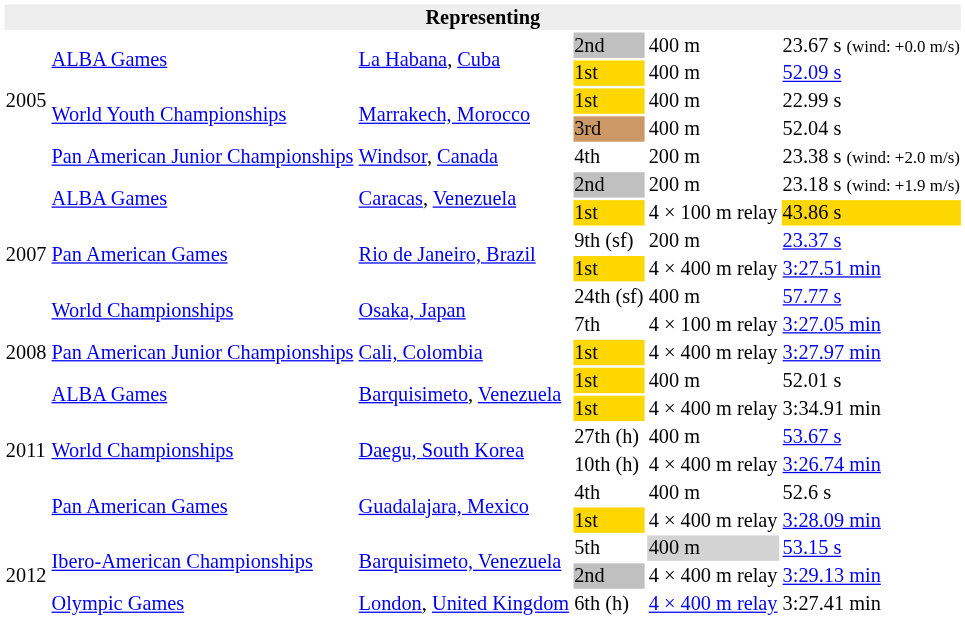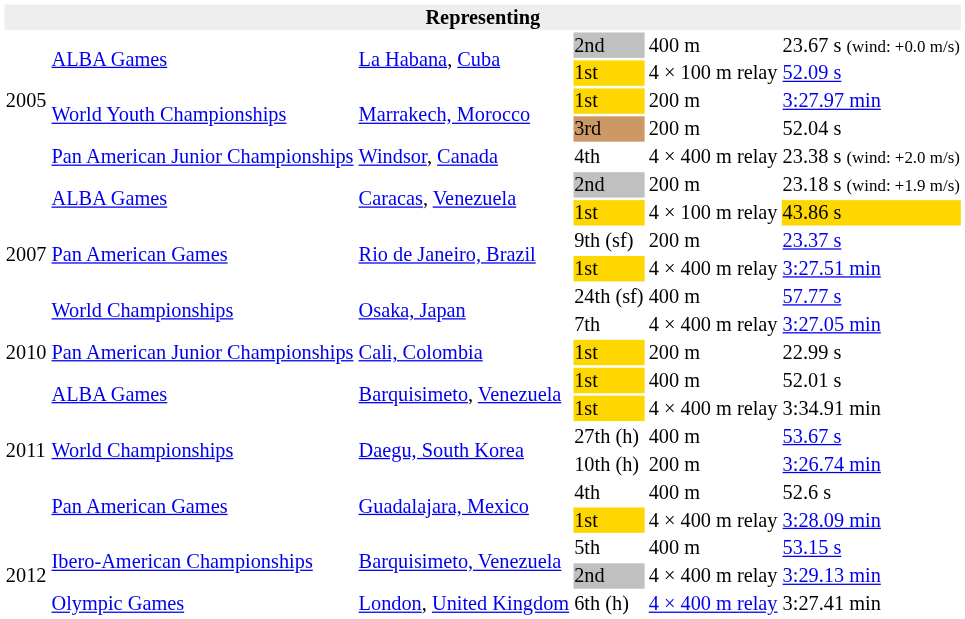(674, 72) 400 m -> (713, 72) 4 × 100 m relay
(674, 100) 400 m -> (674, 100) 200 m
(812, 100) 22.99 s -> (832, 100) 3:27.97 min
(674, 128) 400 m -> (674, 128) 200 m
(674, 156) 200 m -> (713, 156) 4 × 400 m relay
(713, 324) 4 × 100 m relay -> (713, 324) 4 × 400 m relay
(26, 352) 2008 -> (26, 352) 2010
(713, 352) 4 × 400 m relay -> (674, 352) 200 m
(832, 352) 3:27.97 min -> (812, 352) 22.99 s
(713, 464) 4 × 400 m relay -> (674, 464) 200 m
(674, 547) lightgrey background -> (674, 547) no background
